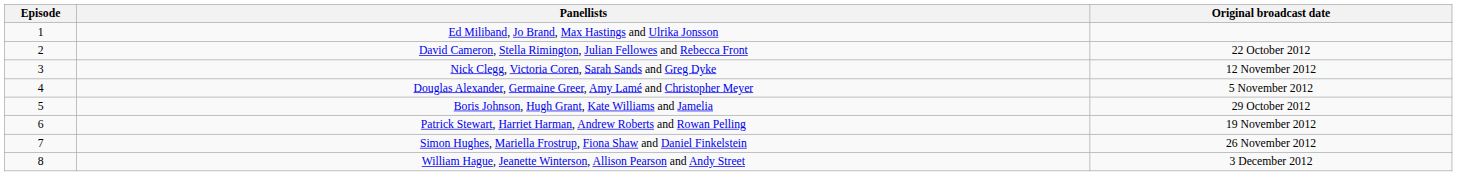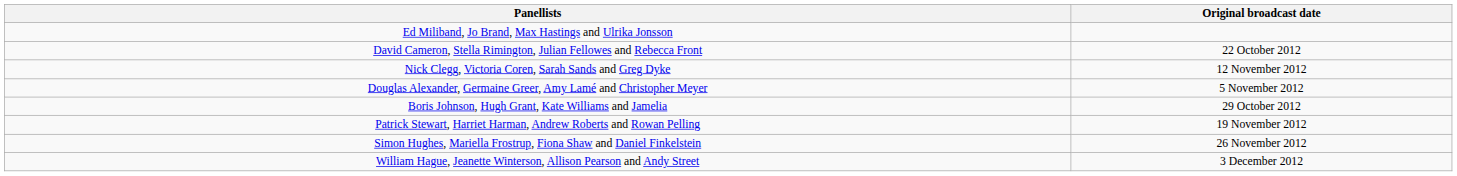- column: (41, 13)
